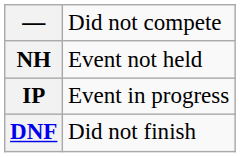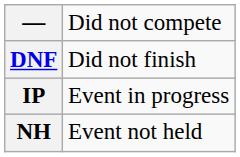rows swapped: (34, 132) <-> (34, 59)
